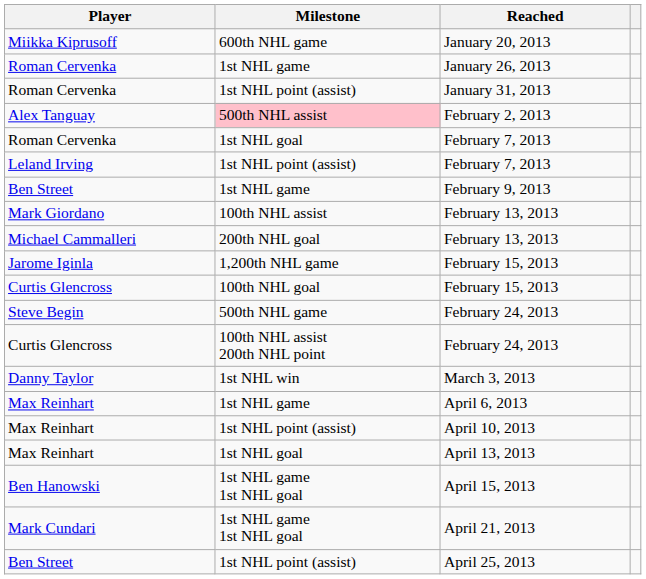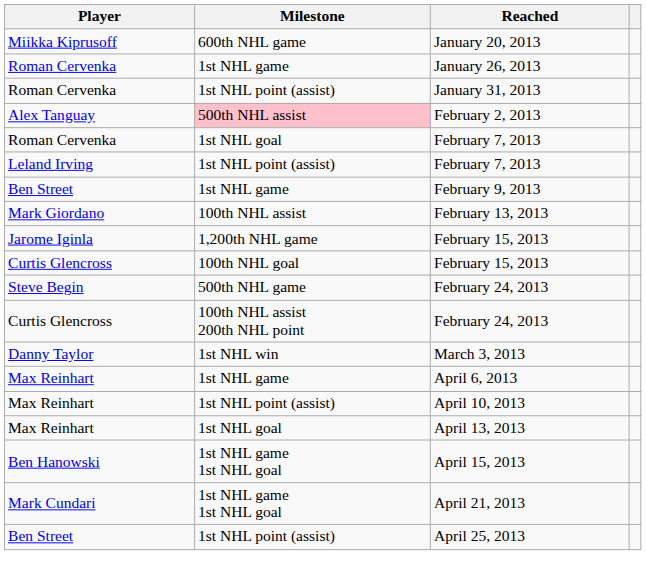- row: (72, 238)
